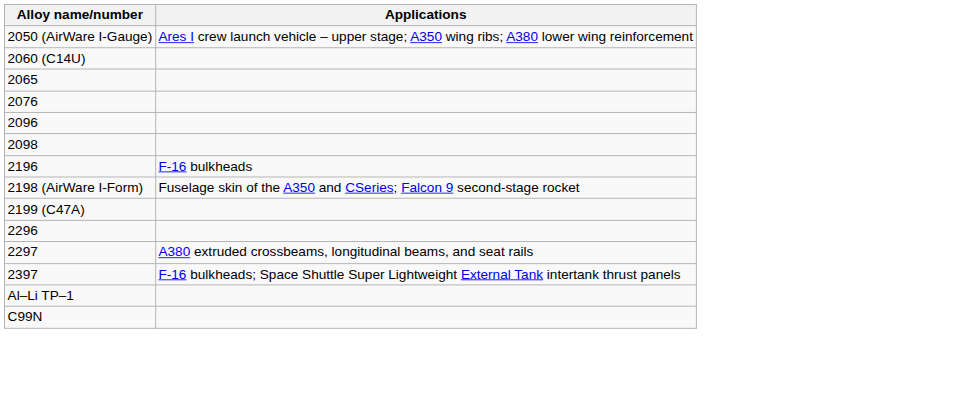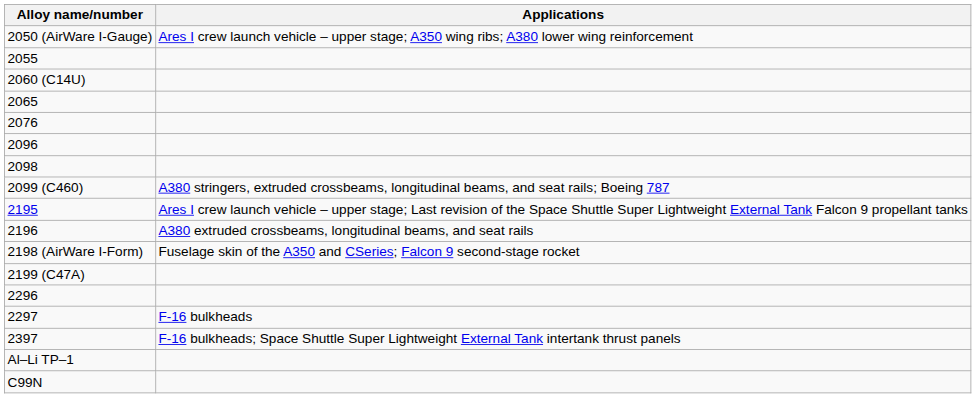+ row: (23, 58)
+ row: (45, 187)
+ row: (23, 209)
(205, 166) F-16 bulkheads -> (346, 230) A380 extruded crossbeams, longitudinal beams, and seat rails
(346, 252) A380 extruded crossbeams, longitudinal beams, and seat rails -> (205, 317) F-16 bulkheads
